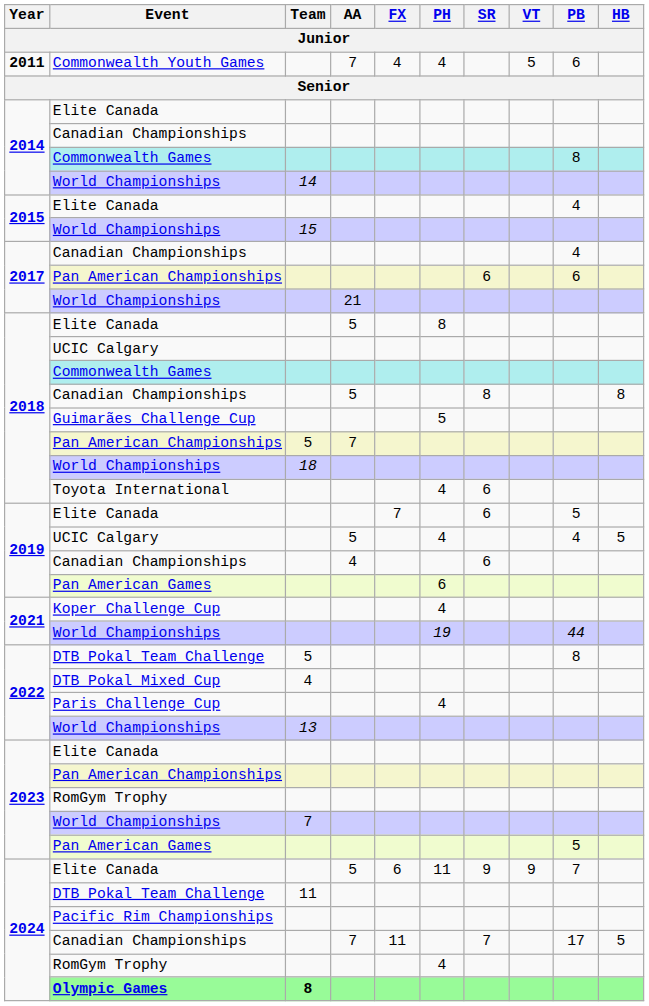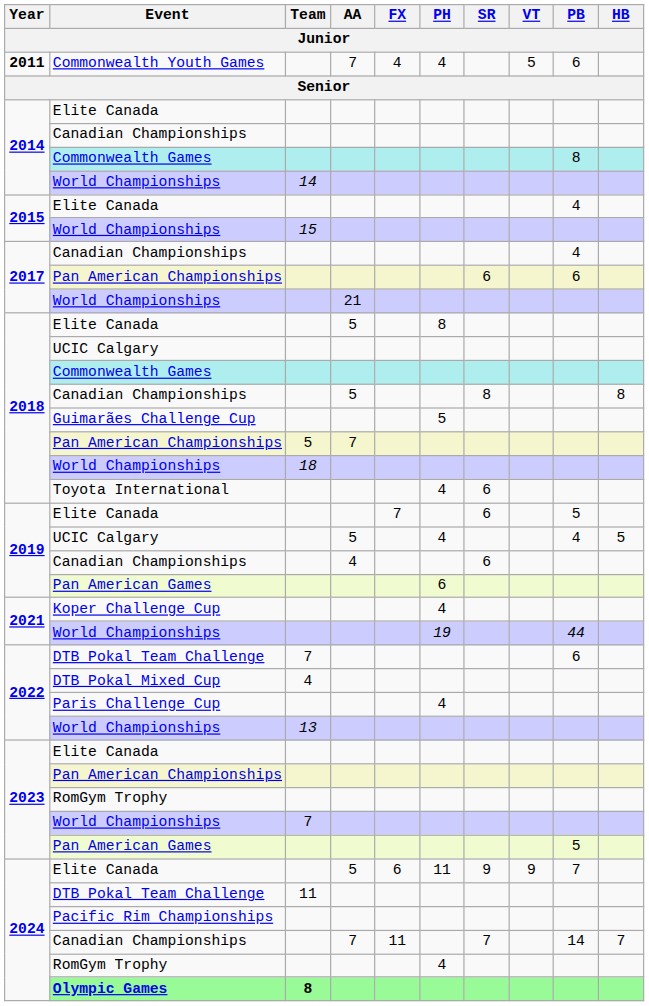(308, 657) 5 -> (308, 657) 7
(576, 657) 8 -> (576, 657) 6
(576, 942) 17 -> (576, 942) 14
(621, 942) 5 -> (621, 942) 7
